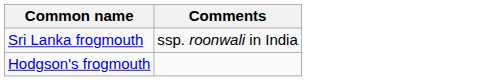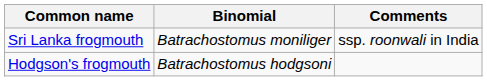+ column: (244, 16)
